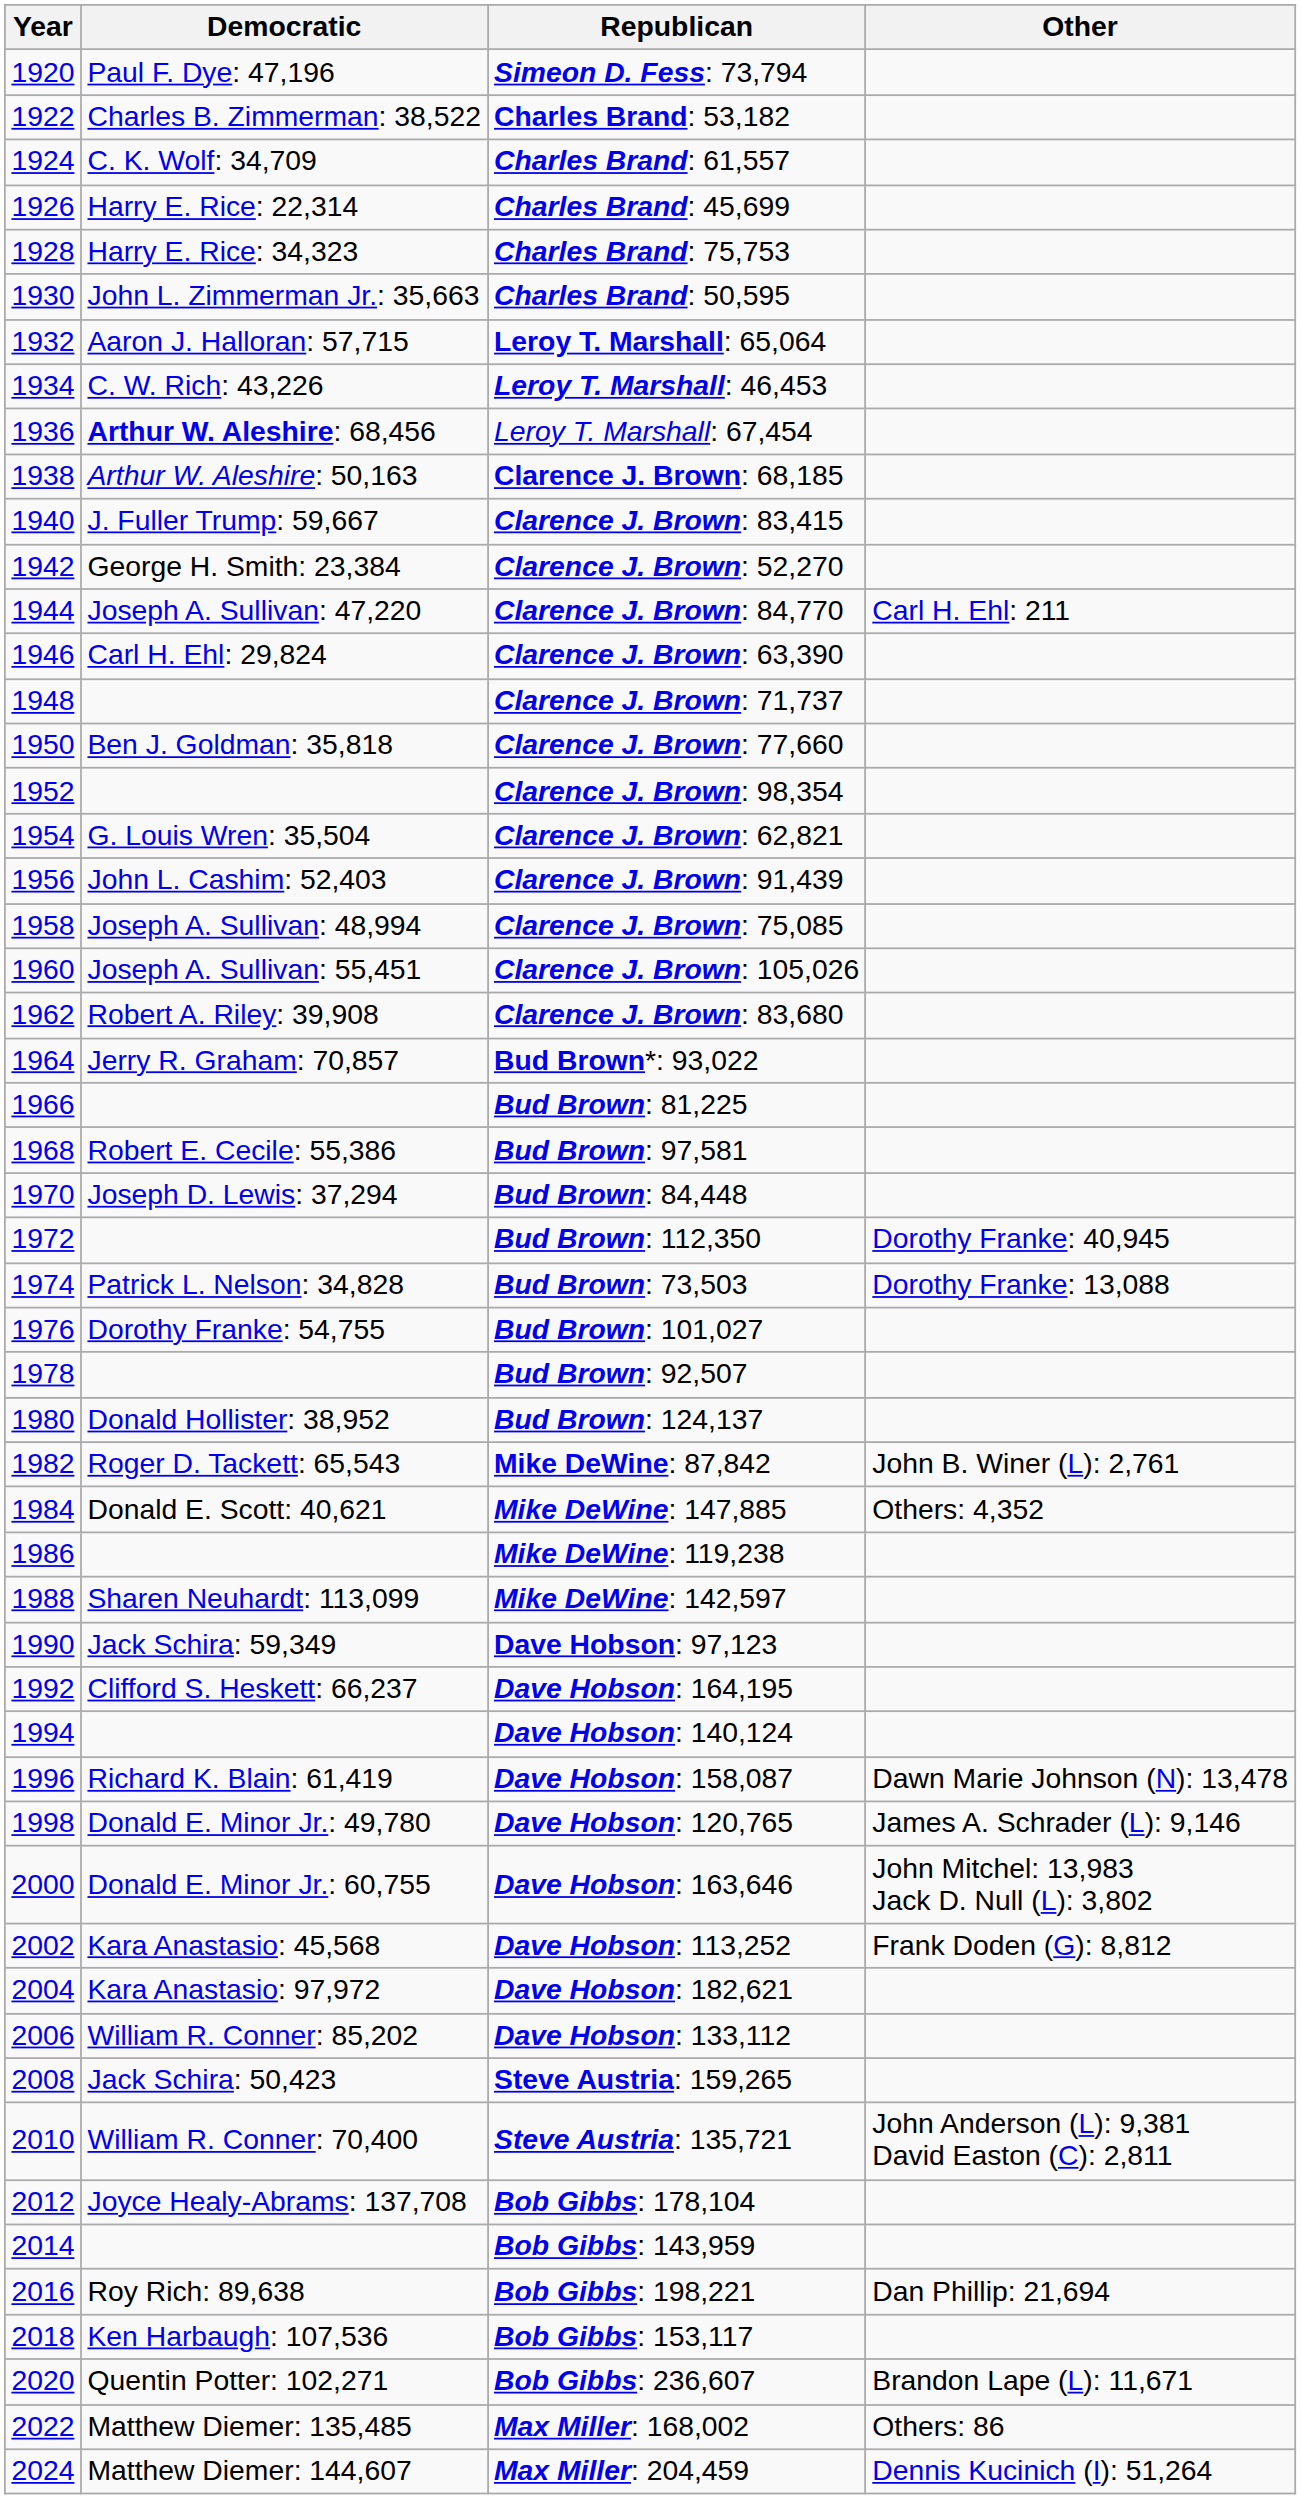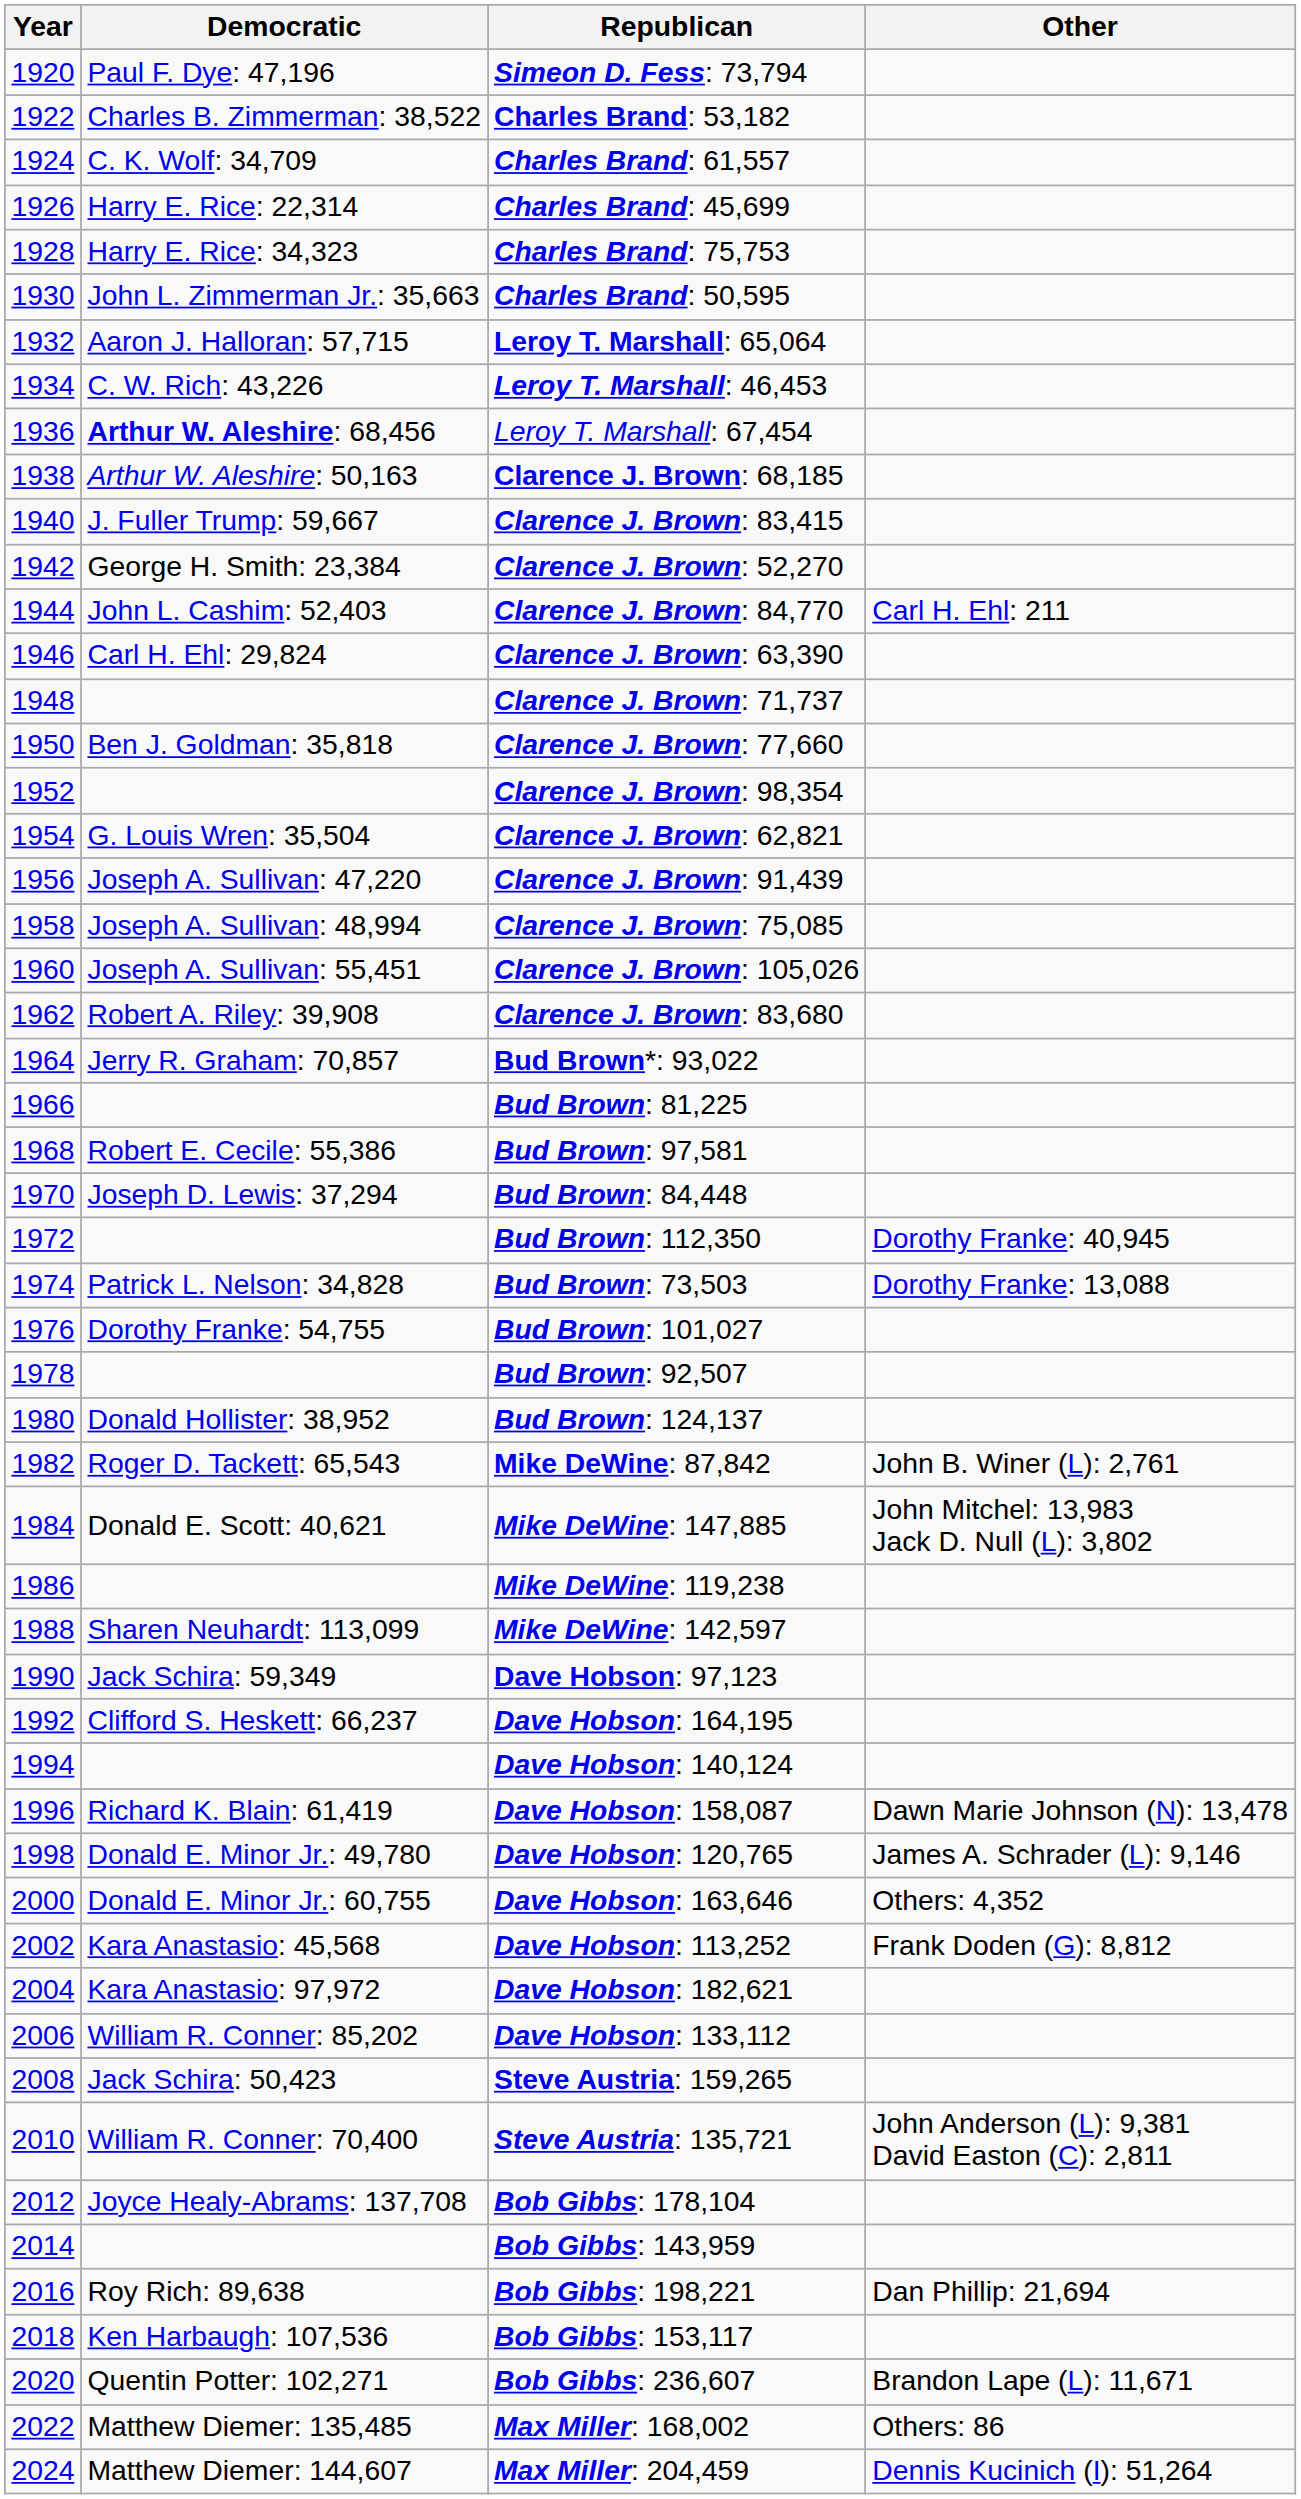(254, 610) Joseph A. Sullivan: 47,220 -> (237, 610) John L. Cashim: 52,403
(237, 880) John L. Cashim: 52,403 -> (254, 880) Joseph A. Sullivan: 47,220
(958, 1509) Others: 4,352 -> (1012, 1525) John Mitchel: 13,983 Jack D. Null (L): 3,802
(1012, 1884) John Mitchel: 13,983 Jack D. Null (L): 3,802 -> (958, 1900) Others: 4,352
